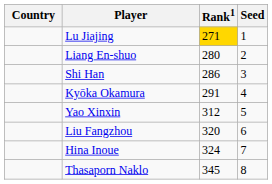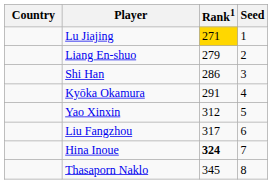(211, 55) 280 -> (211, 55) 279
(211, 131) 320 -> (211, 131) 317
(211, 150) normal -> (211, 150) bold
